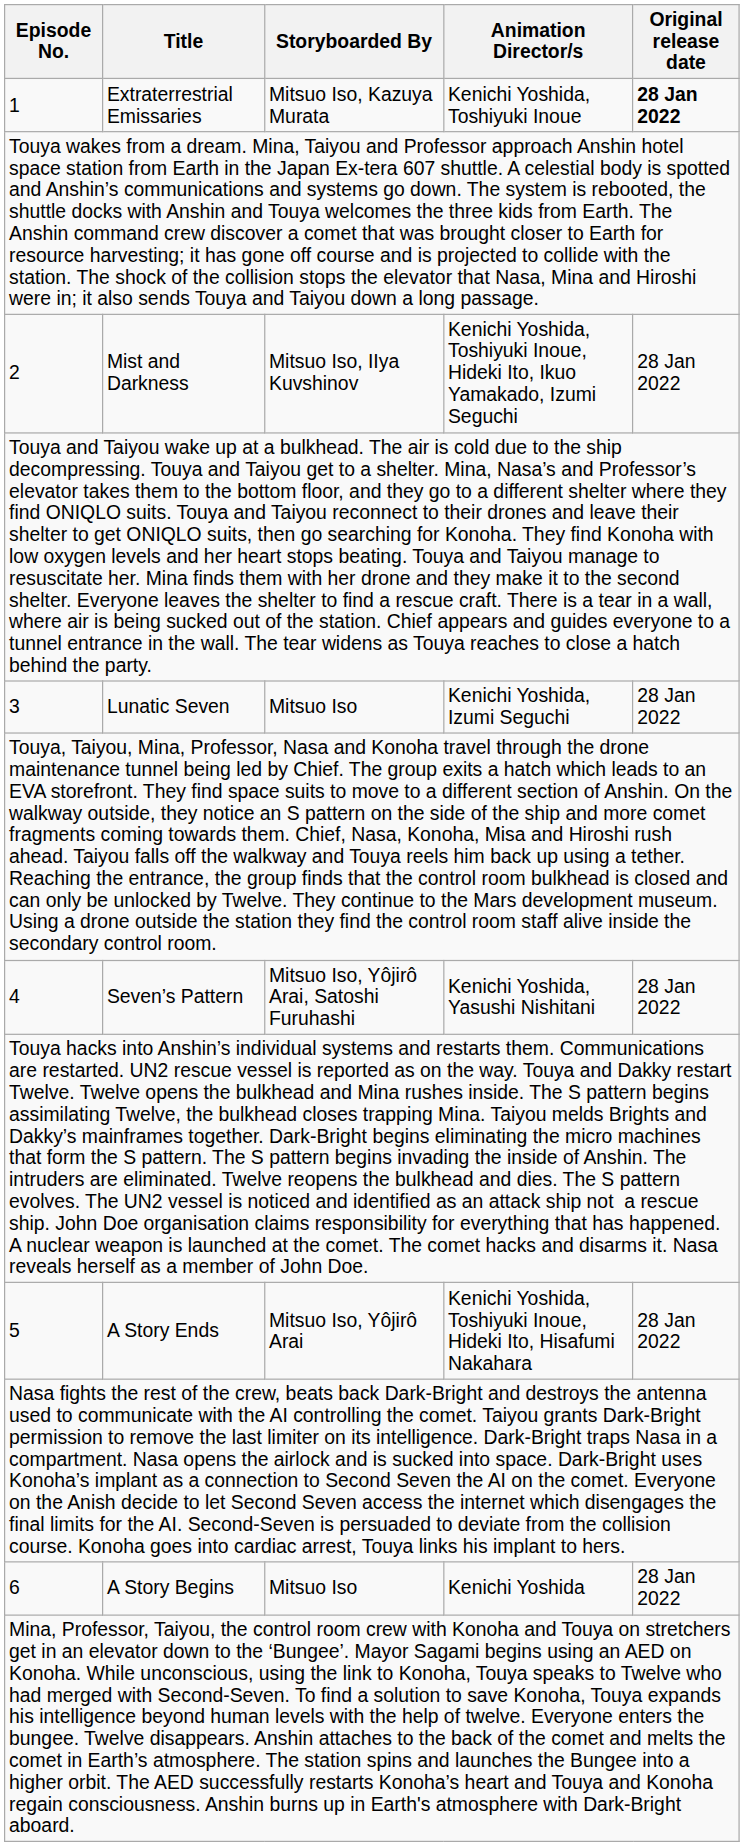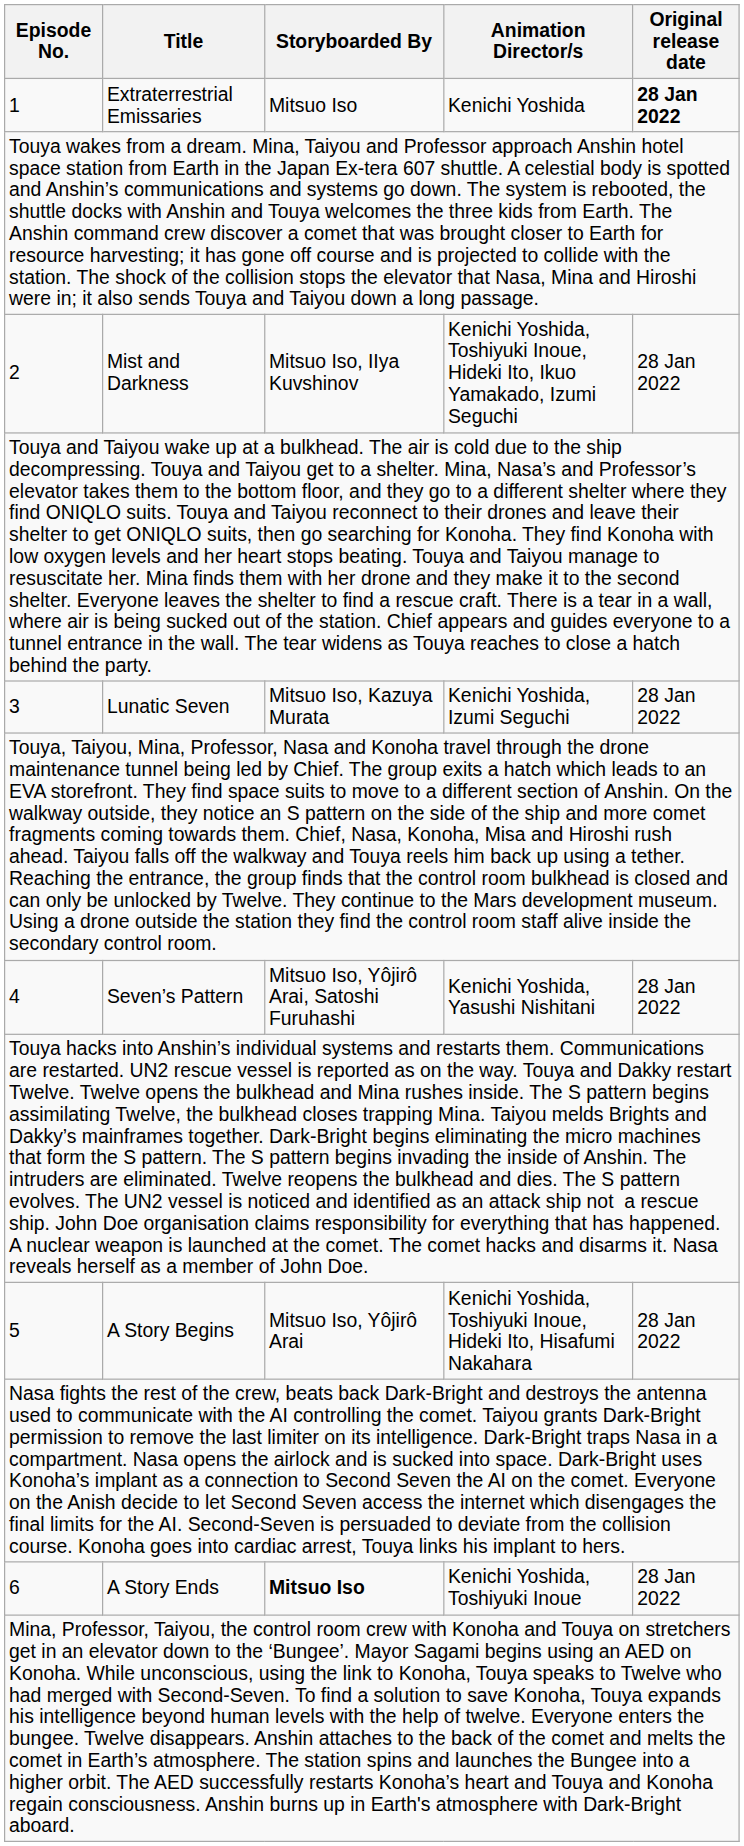(351, 105) Mitsuo Iso, Kazuya Murata -> (313, 105) Mitsuo Iso
(519, 105) Kenichi Yoshida, Toshiyuki Inoue -> (516, 105) Kenichi Yoshida
(313, 706) Mitsuo Iso -> (351, 706) Mitsuo Iso, Kazuya Murata
(163, 1330) A Story Ends -> (170, 1330) A Story Begins
(170, 1588) A Story Begins -> (163, 1588) A Story Ends
(313, 1588) normal -> (317, 1588) bold
(516, 1588) Kenichi Yoshida -> (519, 1588) Kenichi Yoshida, Toshiyuki Inoue
